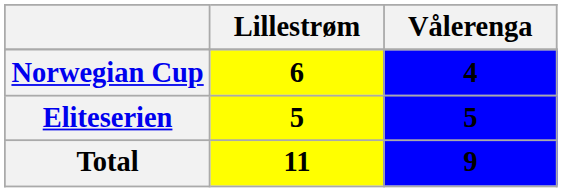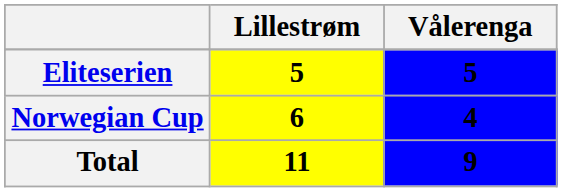rows swapped: (108, 117) <-> (108, 72)
